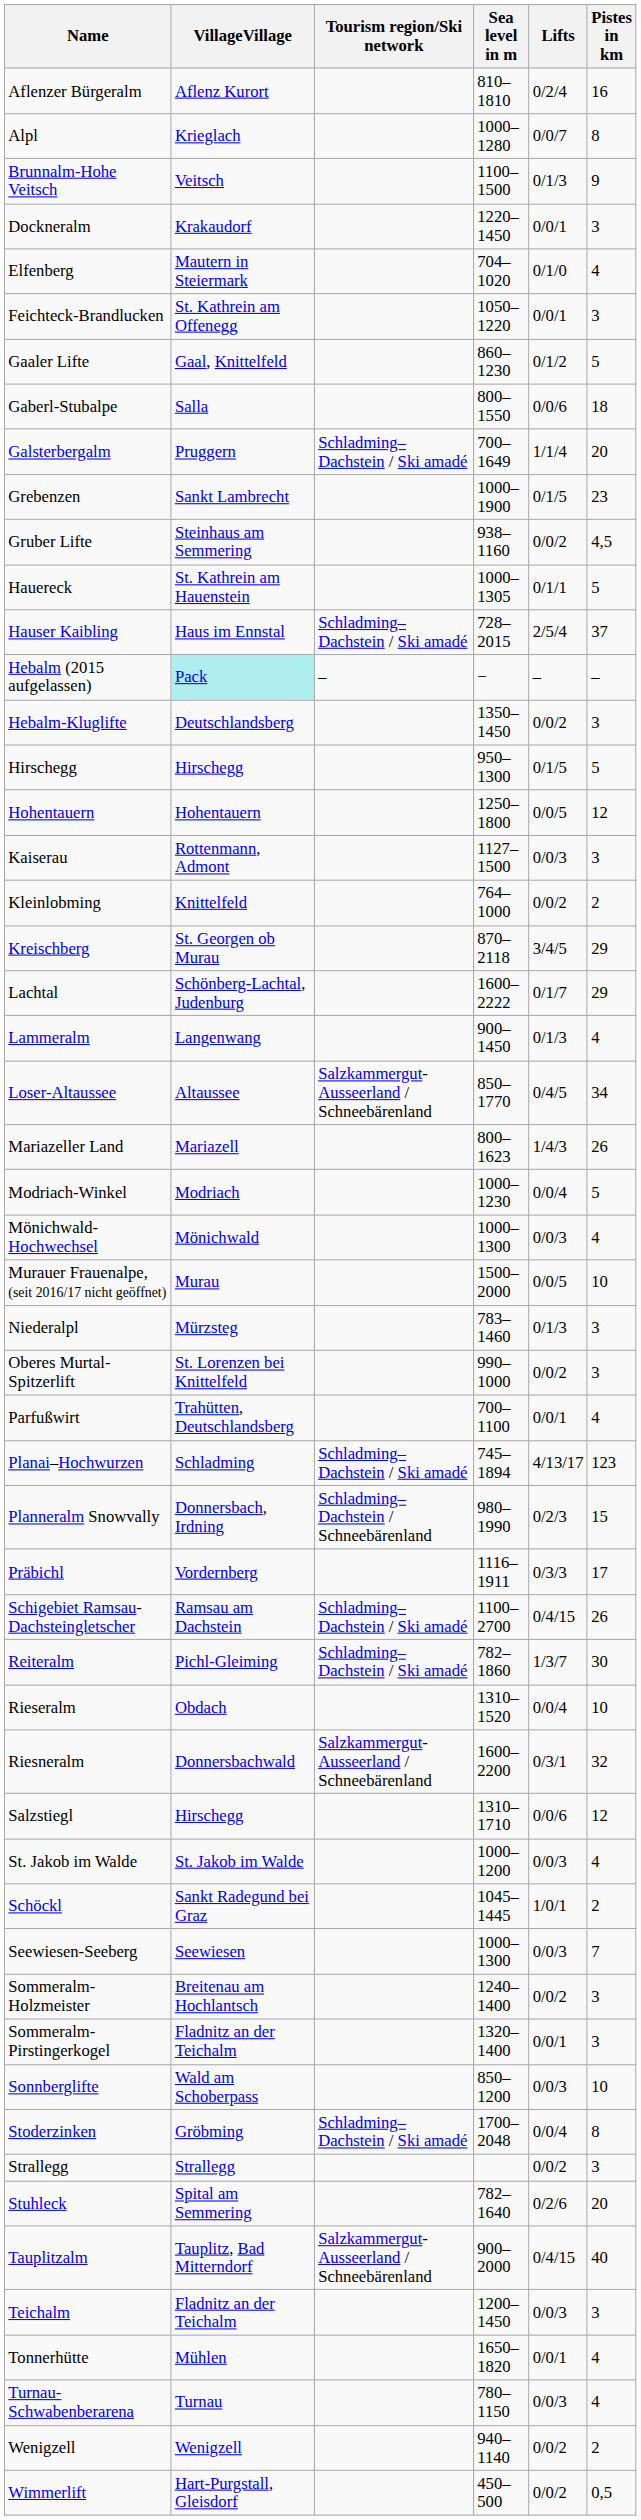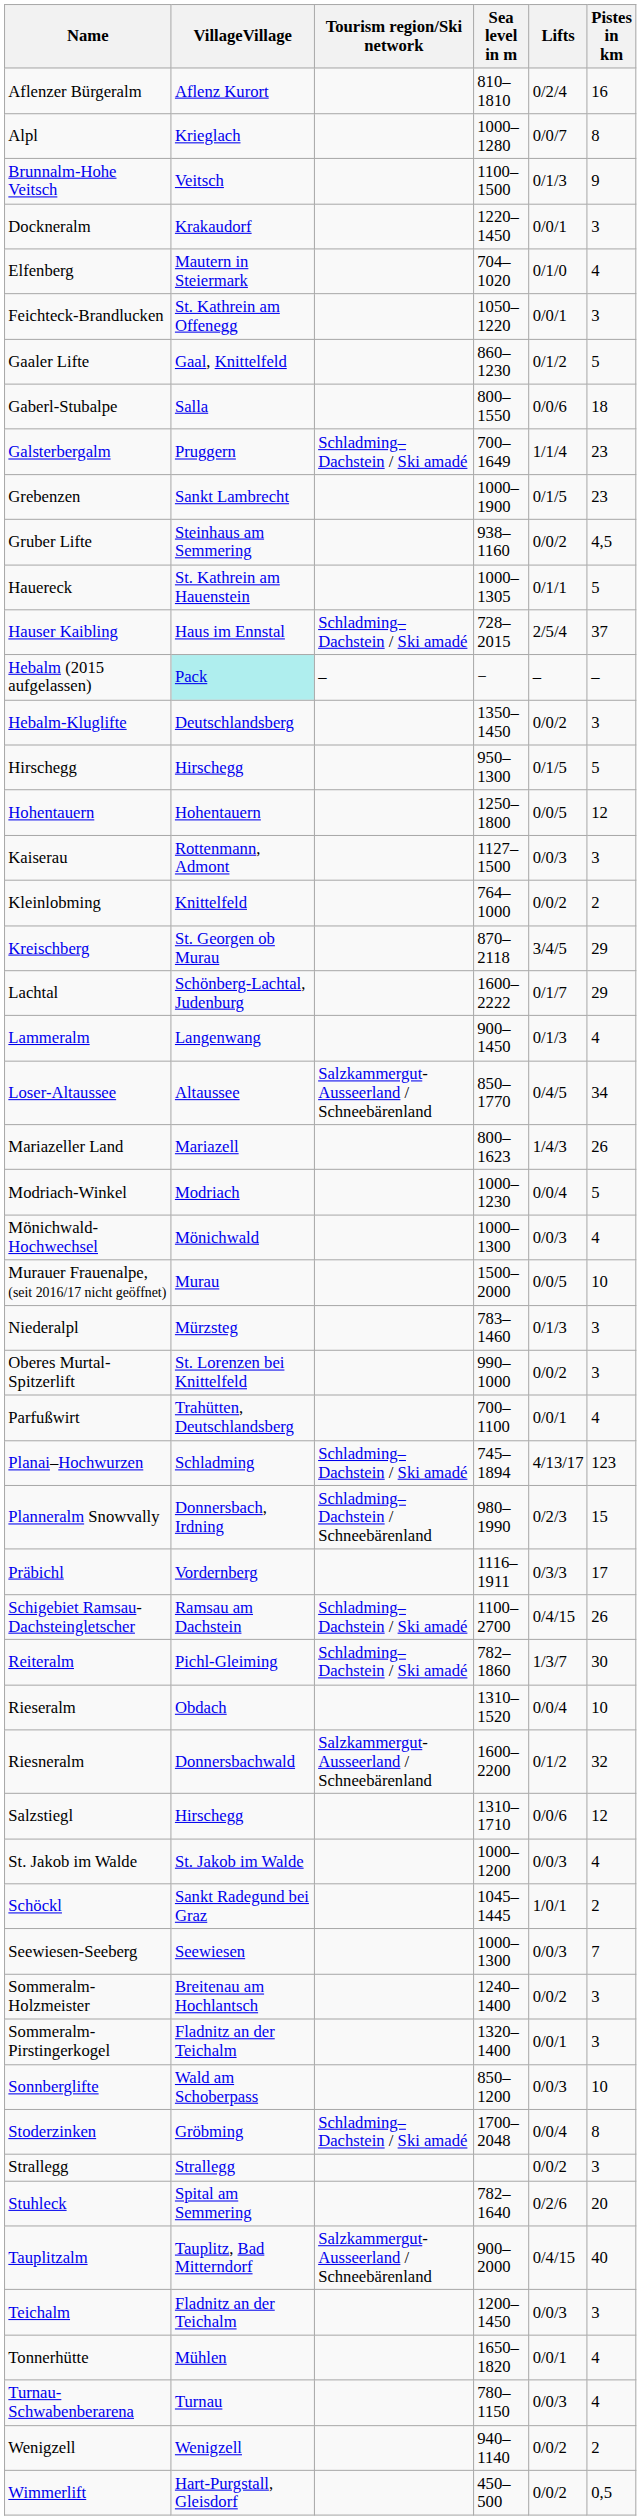(599, 451) 20 -> (599, 451) 23
(550, 1761) 0/3/1 -> (550, 1761) 0/1/2
